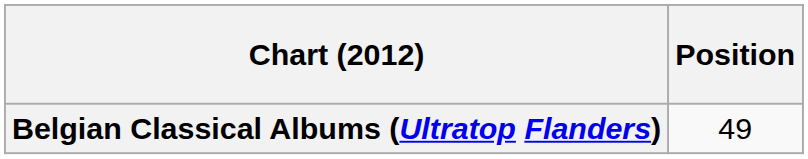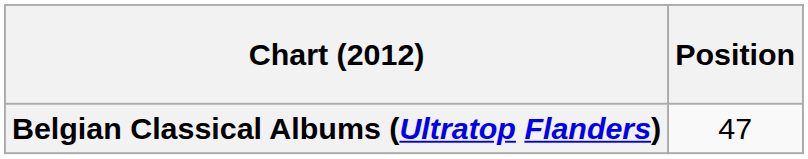(735, 128) 49 -> (735, 128) 47
